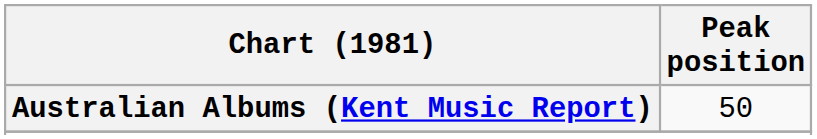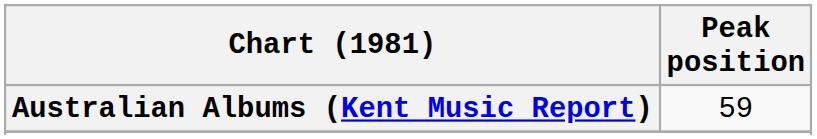(736, 109) 50 -> (736, 109) 59
